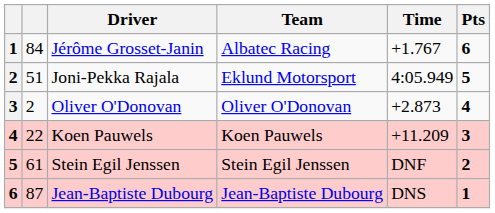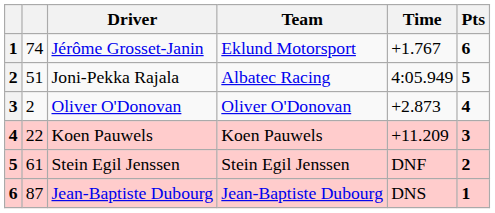(34, 48) 84 -> (34, 48) 74
(276, 48) Albatec Racing -> (289, 48) Eklund Motorsport
(289, 77) Eklund Motorsport -> (276, 77) Albatec Racing
